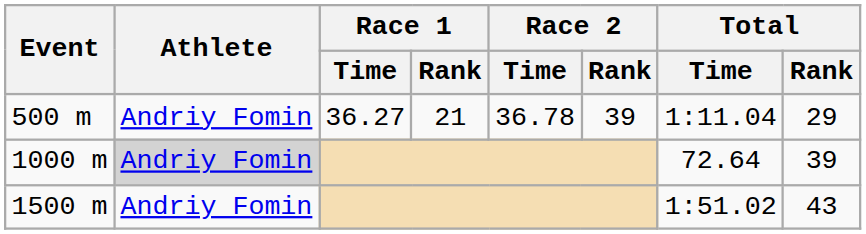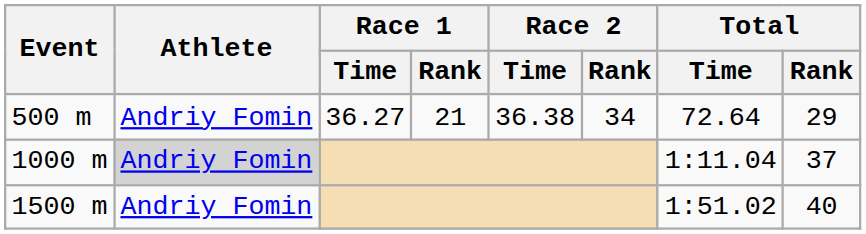(535, 117) 36.78 -> (535, 117) 36.38
(620, 117) 39 -> (620, 117) 34
(721, 117) 1:11.04 -> (721, 117) 72.64
(721, 162) 72.64 -> (721, 162) 1:11.04
(822, 162) 39 -> (822, 162) 37
(822, 207) 43 -> (822, 207) 40
